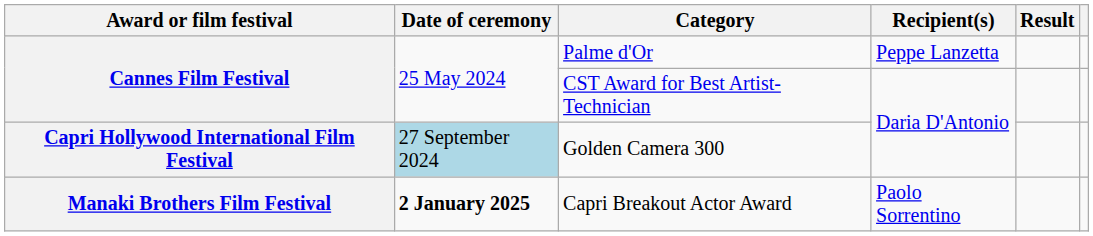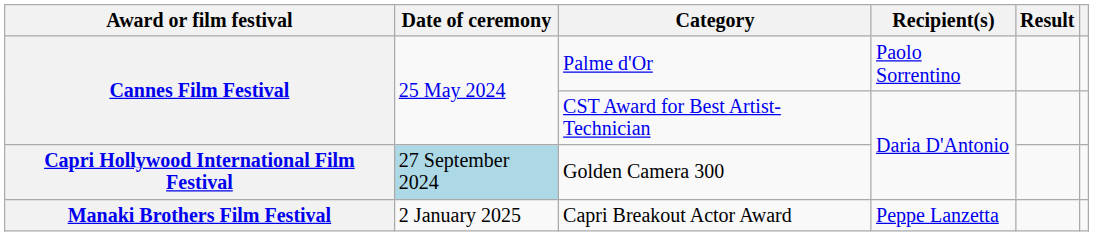(937, 52) Peppe Lanzetta -> (918, 63) Paolo Sorrentino
(464, 203) bold -> (460, 214) normal
(918, 203) Paolo Sorrentino -> (937, 214) Peppe Lanzetta
